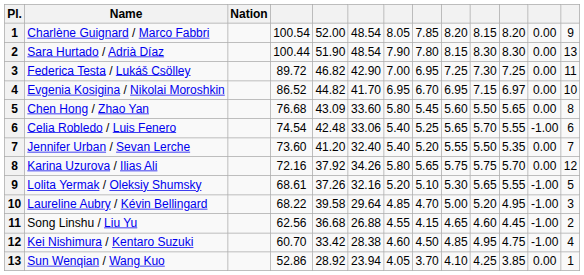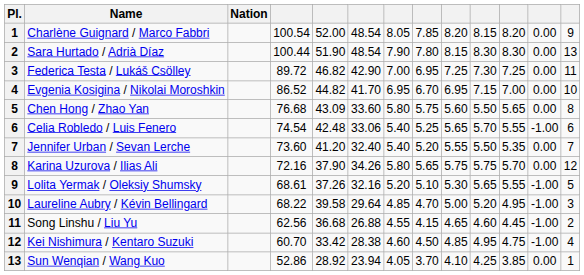(514, 90) 6.97 -> (514, 90) 7.00
(427, 109) 5.45 -> (427, 109) 5.75
(330, 166) 37.92 -> (330, 166) 37.90
